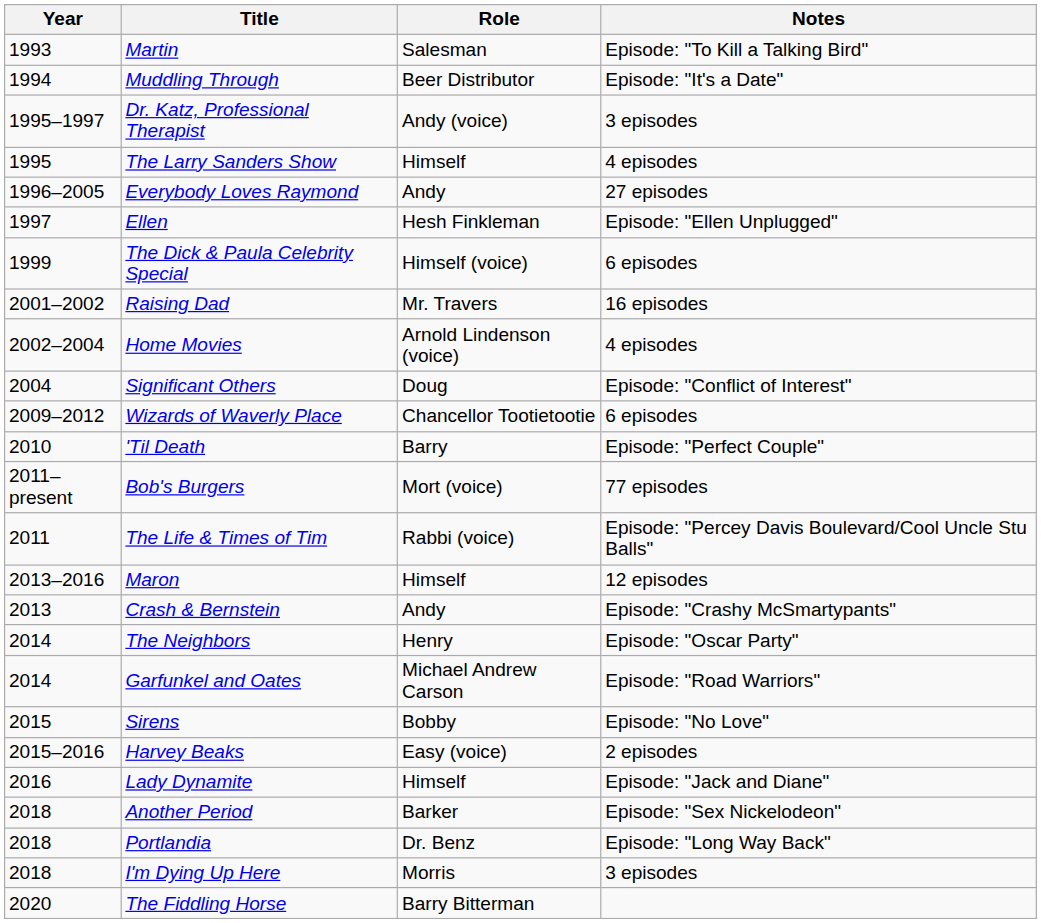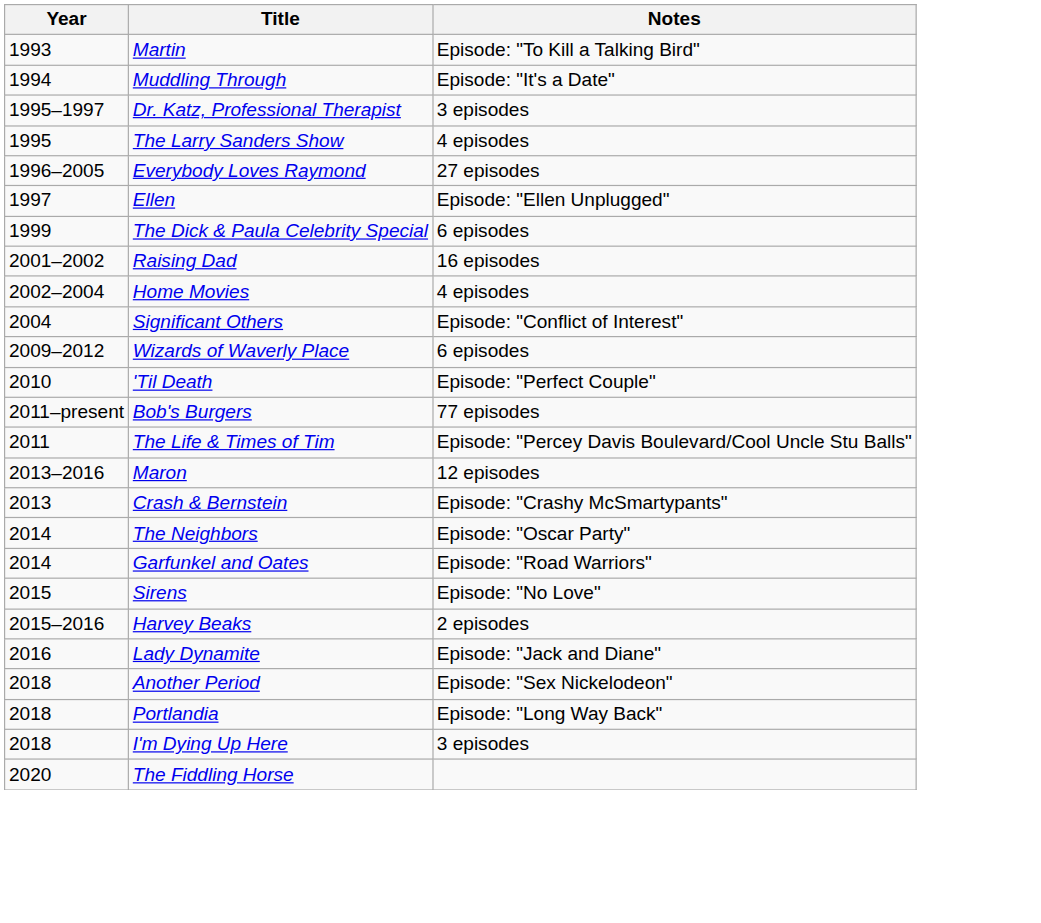- column: (499, 19)
